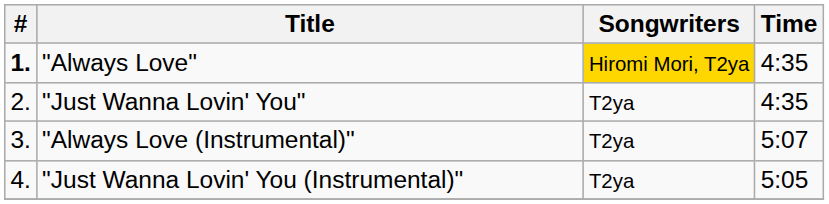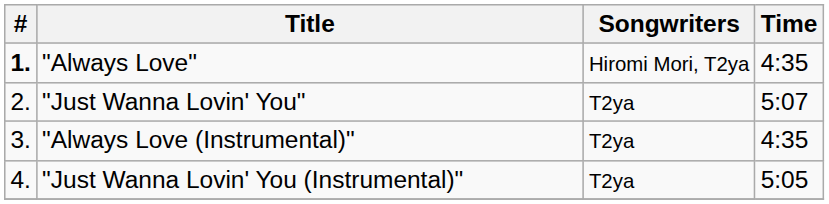(669, 64) gold background -> (669, 64) no background
(785, 101) 4:35 -> (785, 101) 5:07
(785, 140) 5:07 -> (785, 140) 4:35
